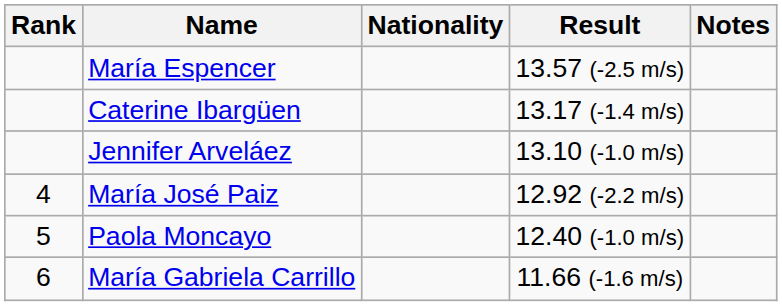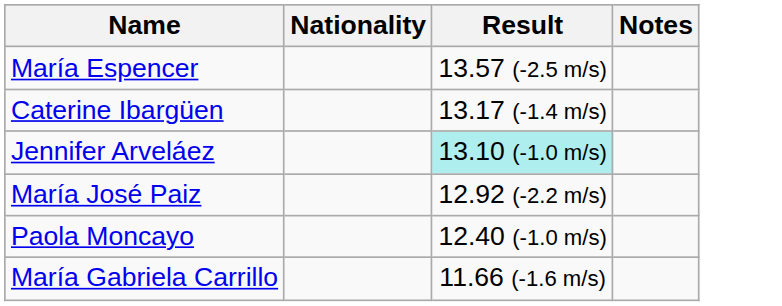- column: (43, 25)
(600, 151) no background -> (523, 151) paleturquoise background
